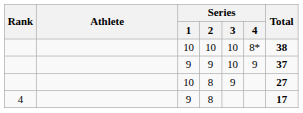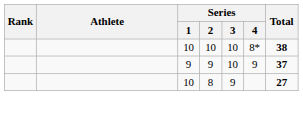- row: (20, 99)
